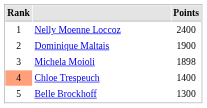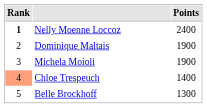(19, 29) normal -> (19, 29) bold
(186, 62) 1898 -> (186, 62) 1900
